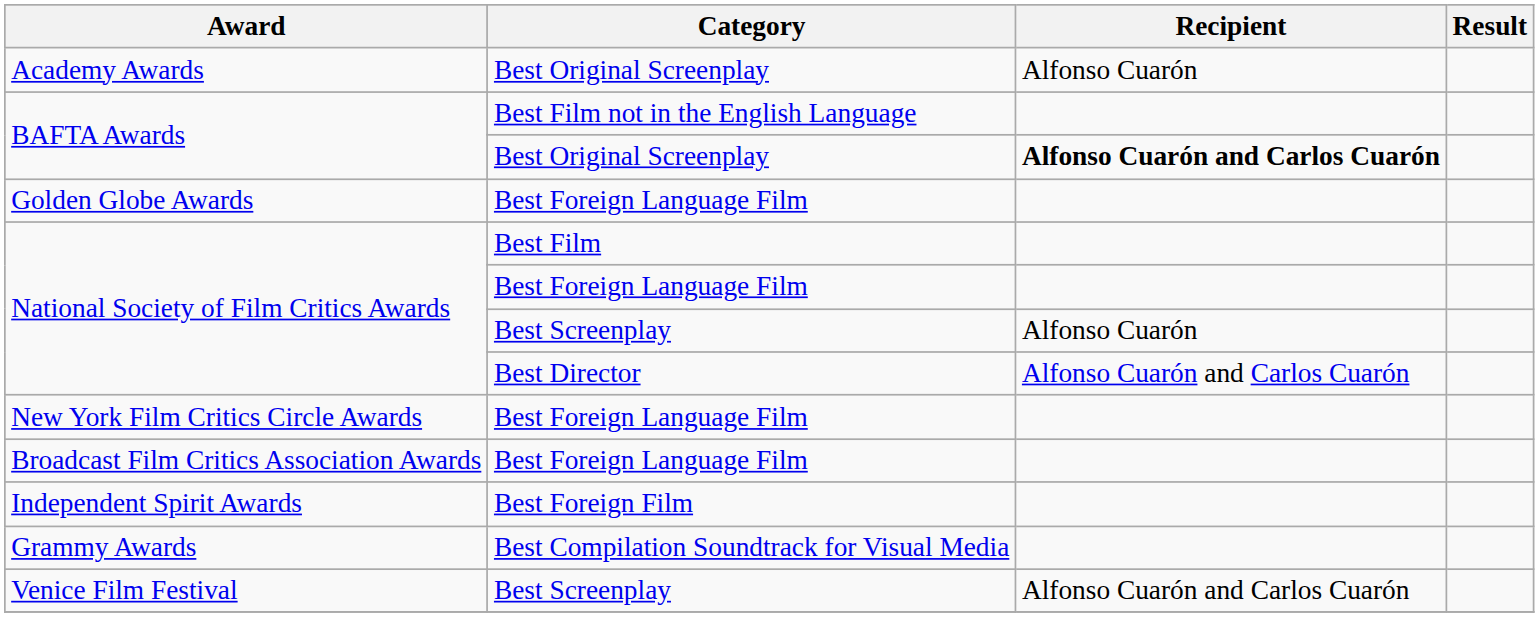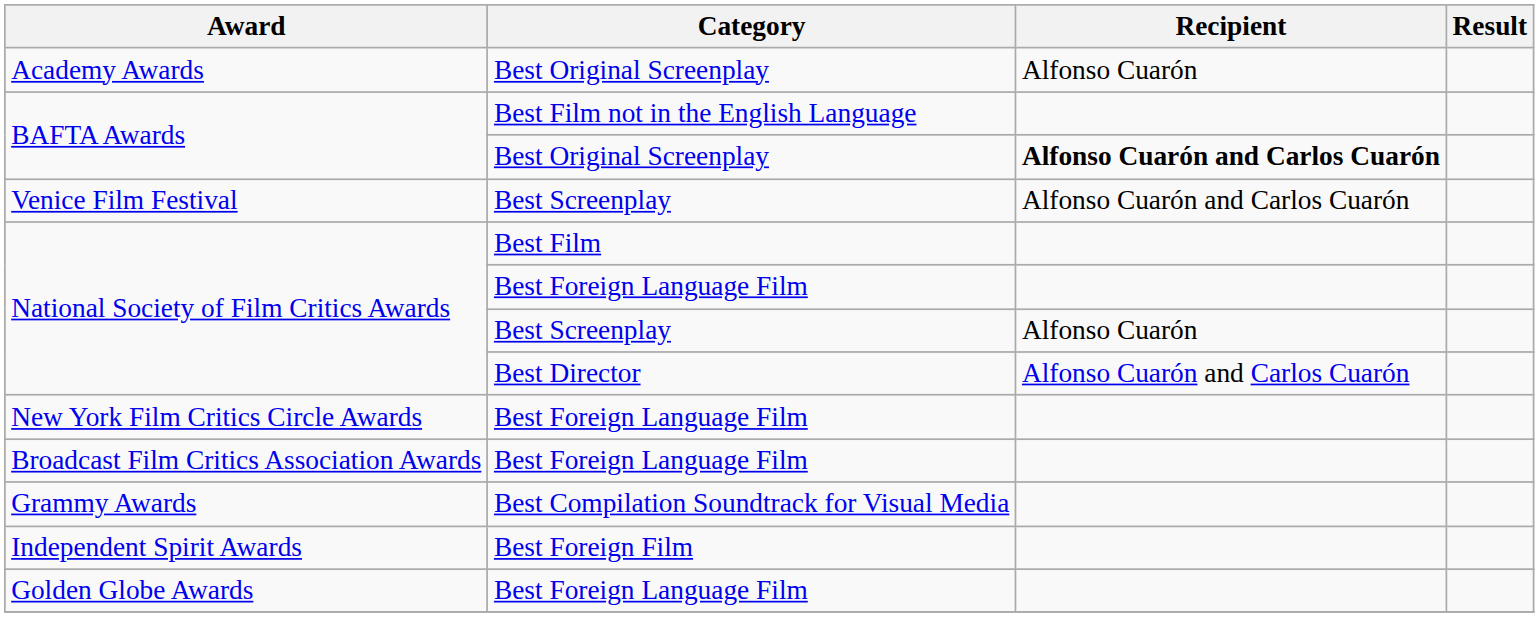rows swapped: (132, 199) <-> (124, 590)
rows swapped: (157, 503) <-> (104, 546)
